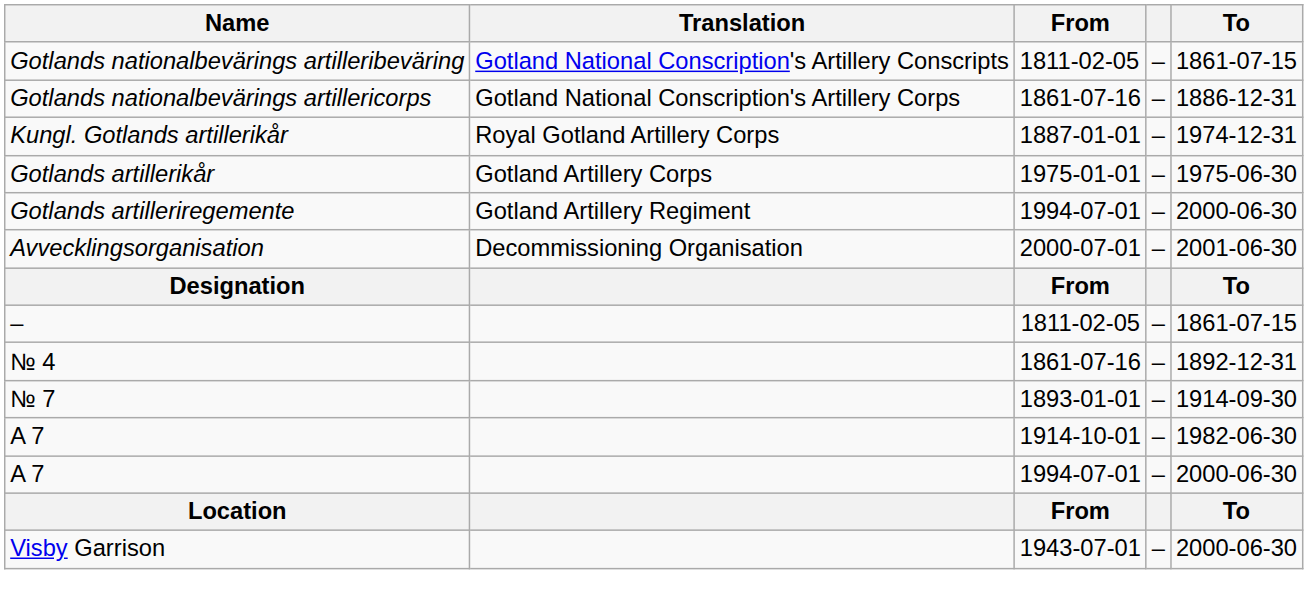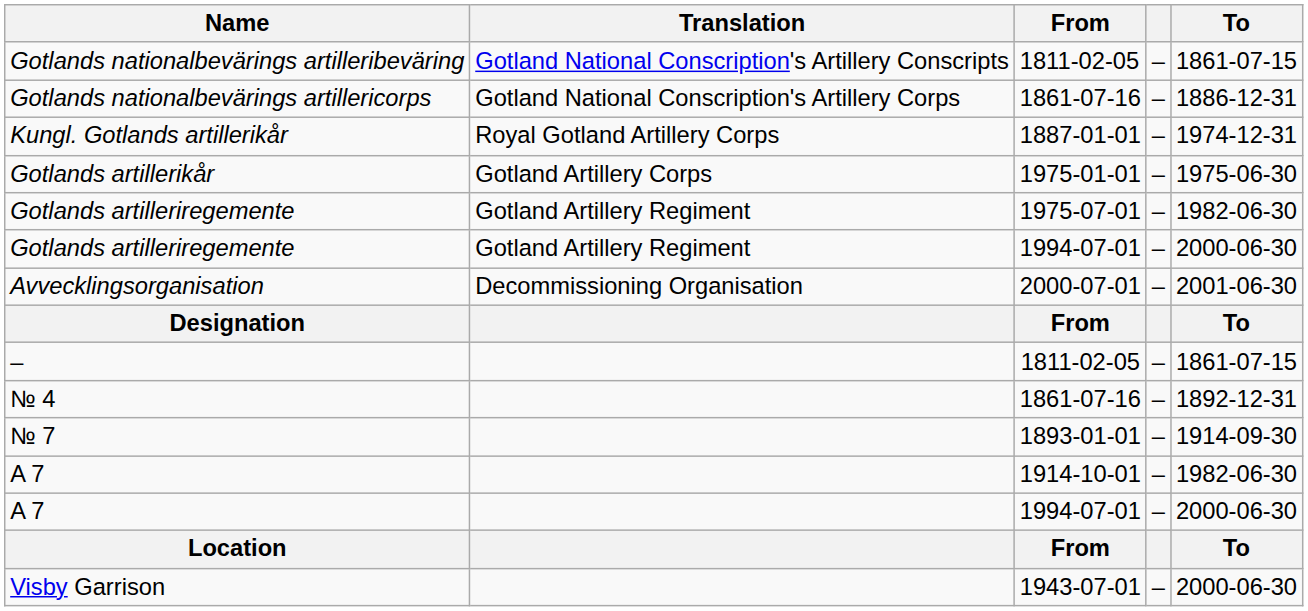+ row: (152, 211)
